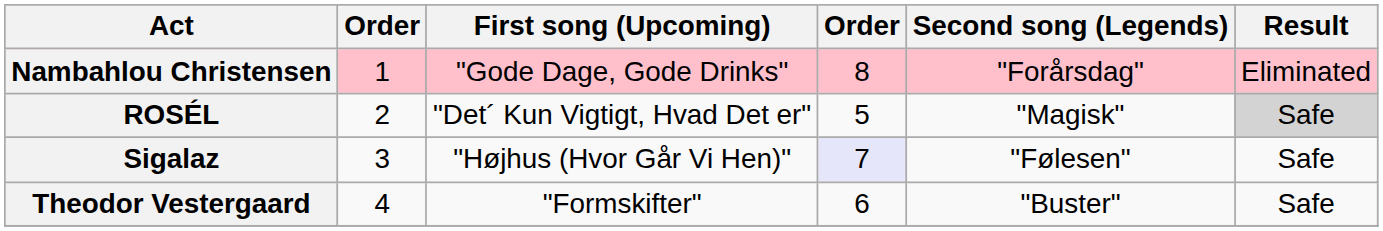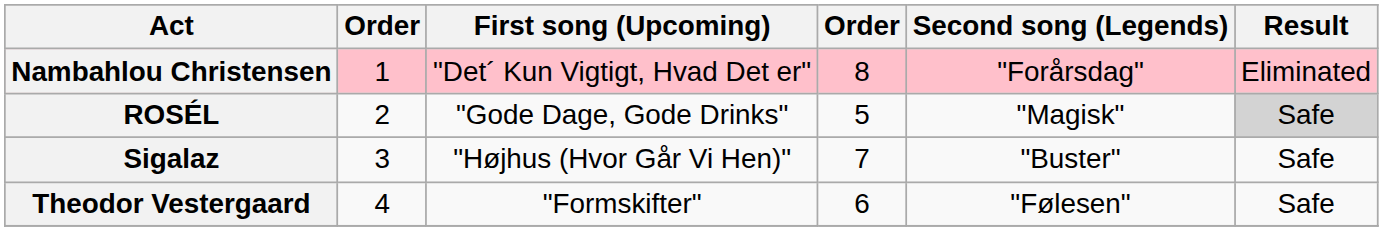(622, 70) "Gode Dage, Gode Drinks" -> (622, 70) "Det´ Kun Vigtigt, Hvad Det er"
(622, 114) "Det´ Kun Vigtigt, Hvad Det er" -> (622, 114) "Gode Dage, Gode Drinks"
(862, 159) lavender background -> (862, 159) no background
(1071, 159) "Følesen" -> (1070, 159) "Buster"
(1070, 203) "Buster" -> (1071, 203) "Følesen"
